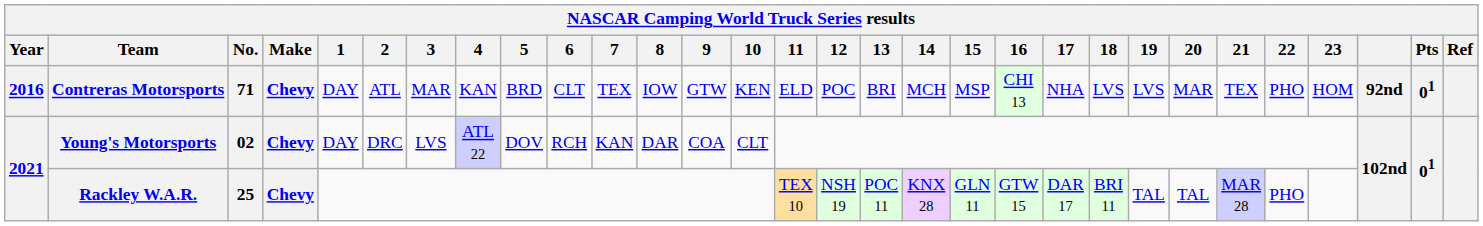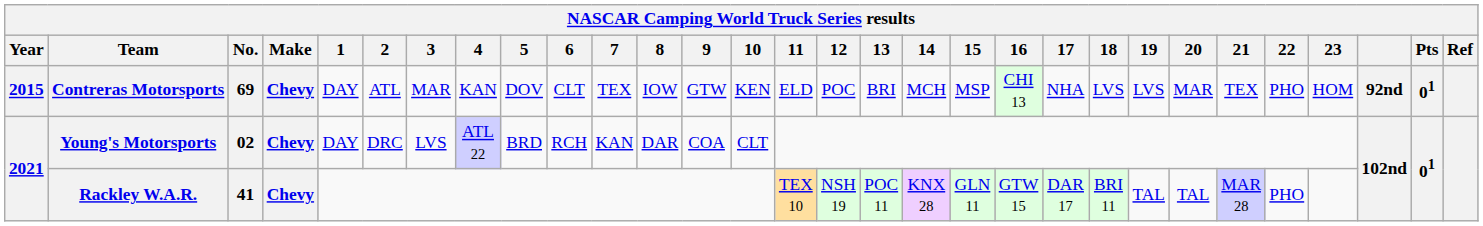(26, 90) 2016 -> (26, 90) 2015
(245, 90) 71 -> (245, 90) 69
(524, 90) BRD -> (524, 90) DOV
(524, 142) DOV -> (524, 142) BRD
(245, 194) 25 -> (245, 194) 41
